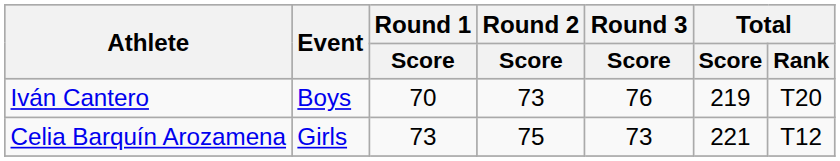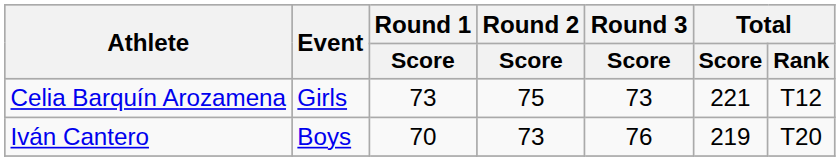rows swapped: (80, 99) <-> (148, 137)
